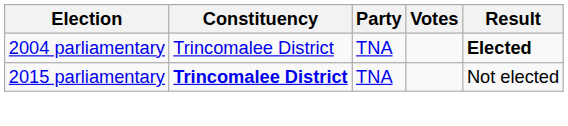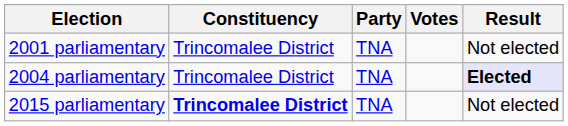+ row: (87, 47)
(499, 47) no background -> (499, 76) lavender background
